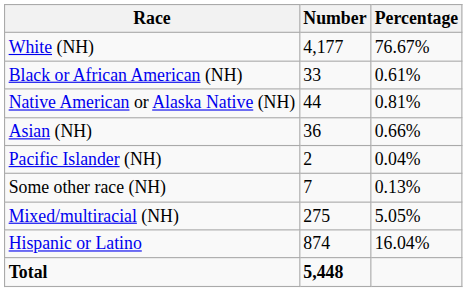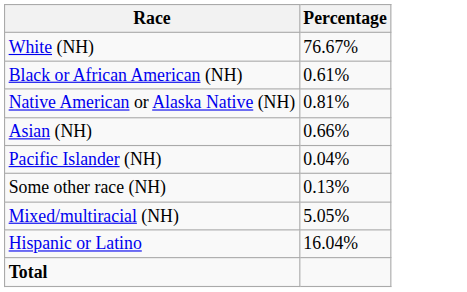- column: (335, 18)
